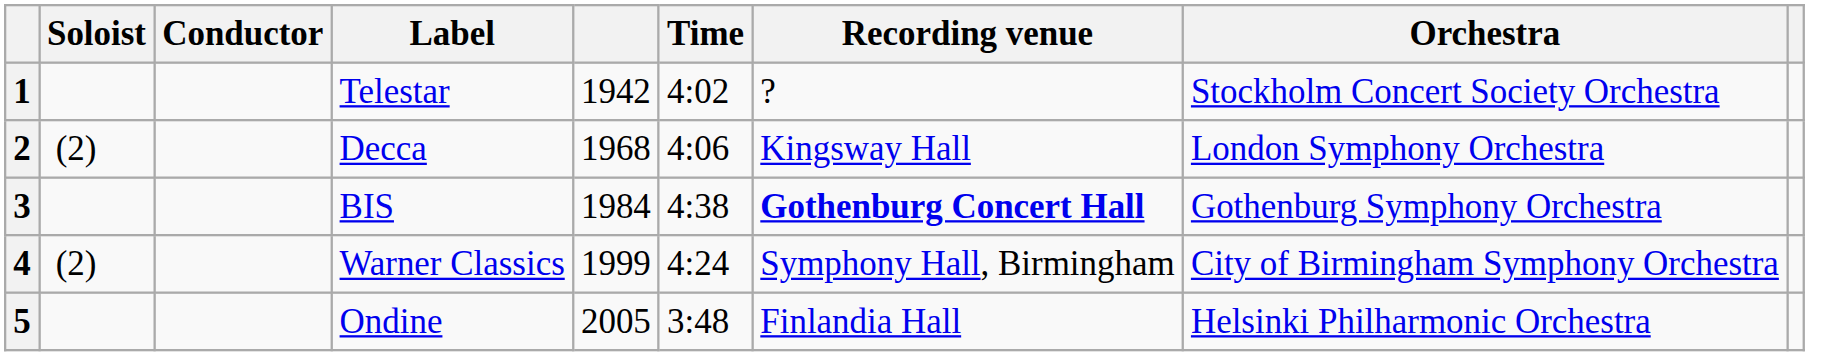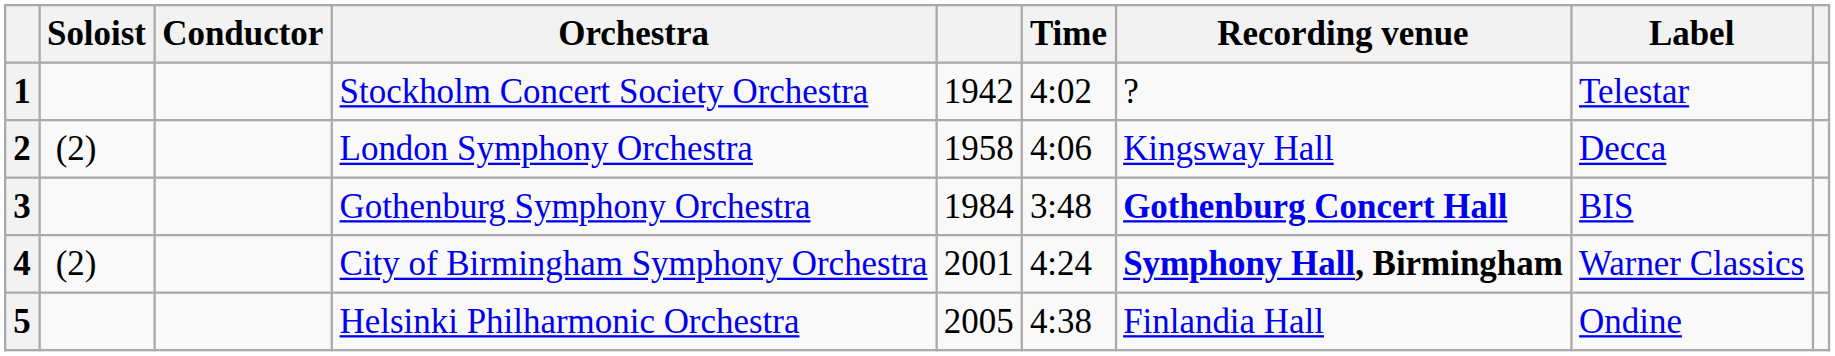columns swapped: (1485, 33) <-> (452, 33)
(616, 148) 1968 -> (979, 148) 1958
(698, 206) 4:38 -> (1061, 206) 3:48
(616, 264) 1999 -> (979, 264) 2001
(967, 264) normal -> (1343, 264) bold
(698, 321) 3:48 -> (1061, 321) 4:38
